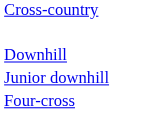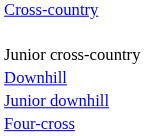+ row: (72, 55)
